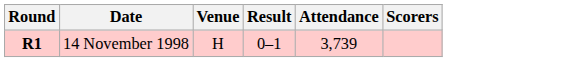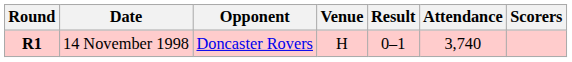+ column: (255, 17)
(339, 43) 3,739 -> (463, 43) 3,740
